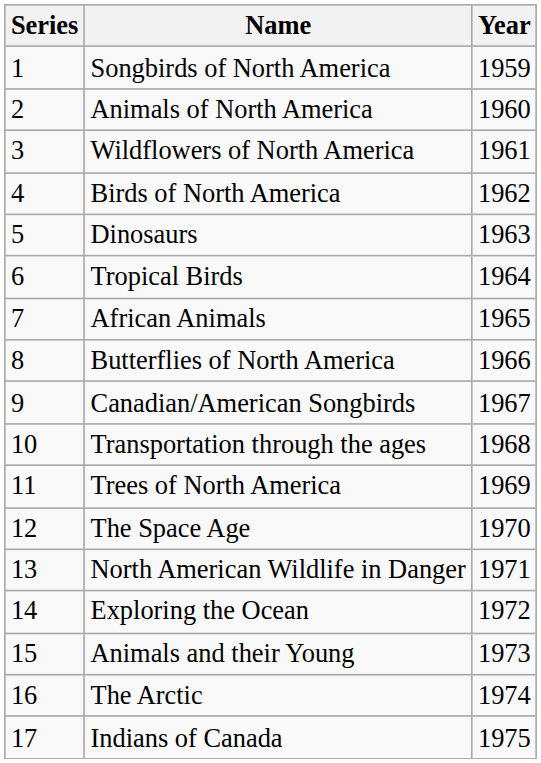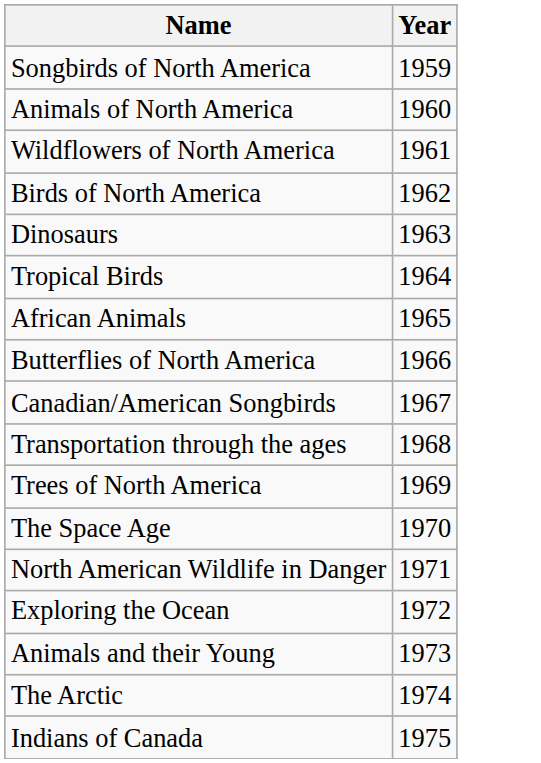- column: (45, 25)
